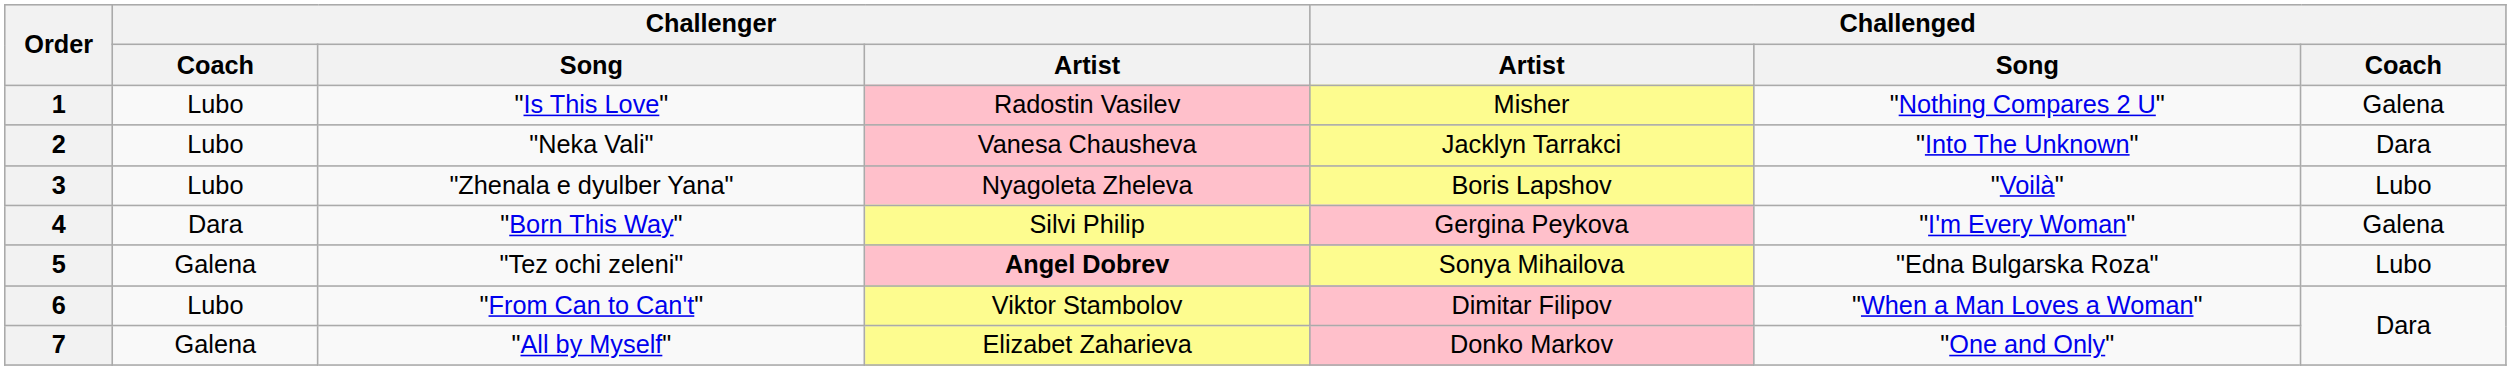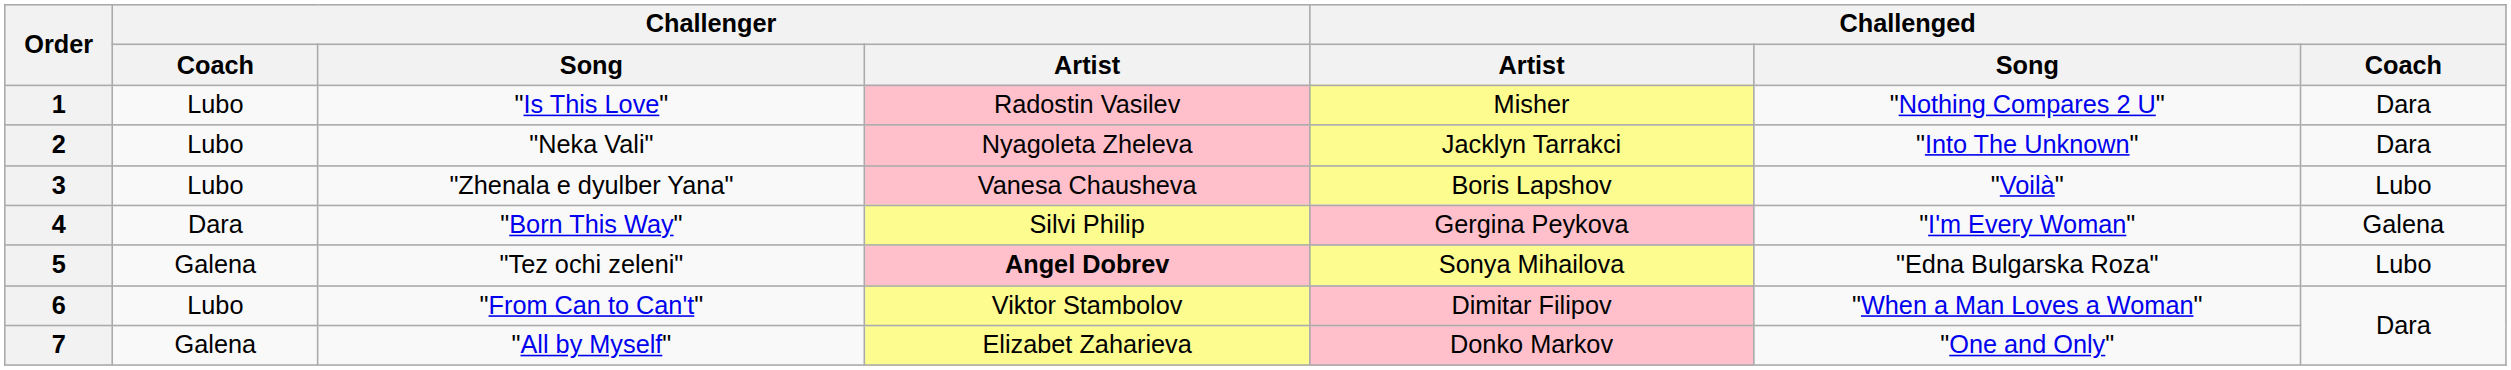(2403, 104) Galena -> (2403, 104) Dara
(1087, 144) Vanesa Chausheva -> (1087, 144) Nyagoleta Zheleva
(1087, 184) Nyagoleta Zheleva -> (1087, 184) Vanesa Chausheva
